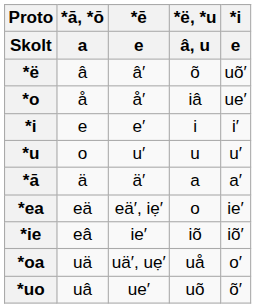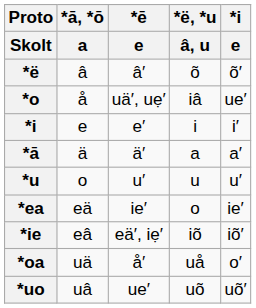(236, 72) uõ′ -> (236, 72) õ′
(139, 99) å′ -> (139, 99) uä′, uẹ′
rows swapped: (31, 153) <-> (31, 180)
(139, 208) eä′, iẹ′ -> (139, 208) ie′
(139, 235) ie′ -> (139, 235) eä′, iẹ′
(139, 262) uä′, uẹ′ -> (139, 262) å′
(236, 289) õ′ -> (236, 289) uõ′
